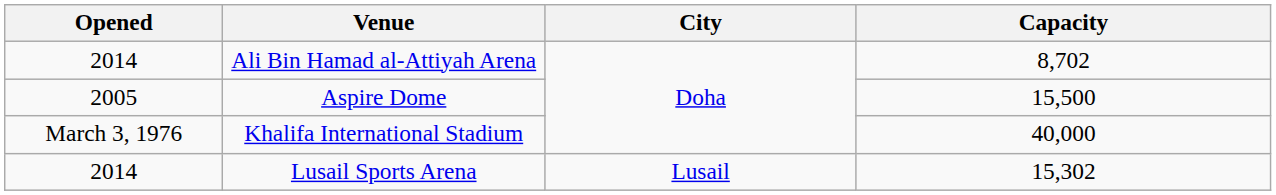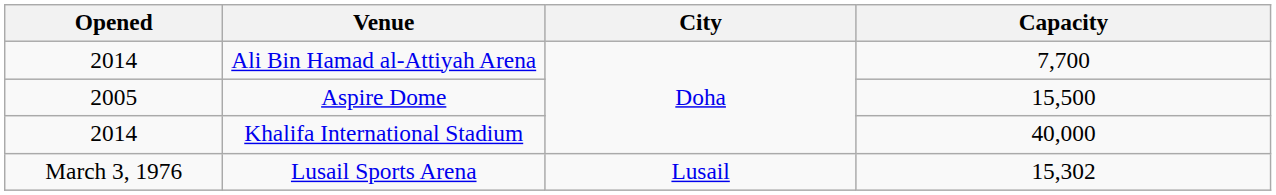(1064, 60) 8,702 -> (1064, 60) 7,700
(114, 134) March 3, 1976 -> (114, 134) 2014
(114, 171) 2014 -> (114, 171) March 3, 1976
